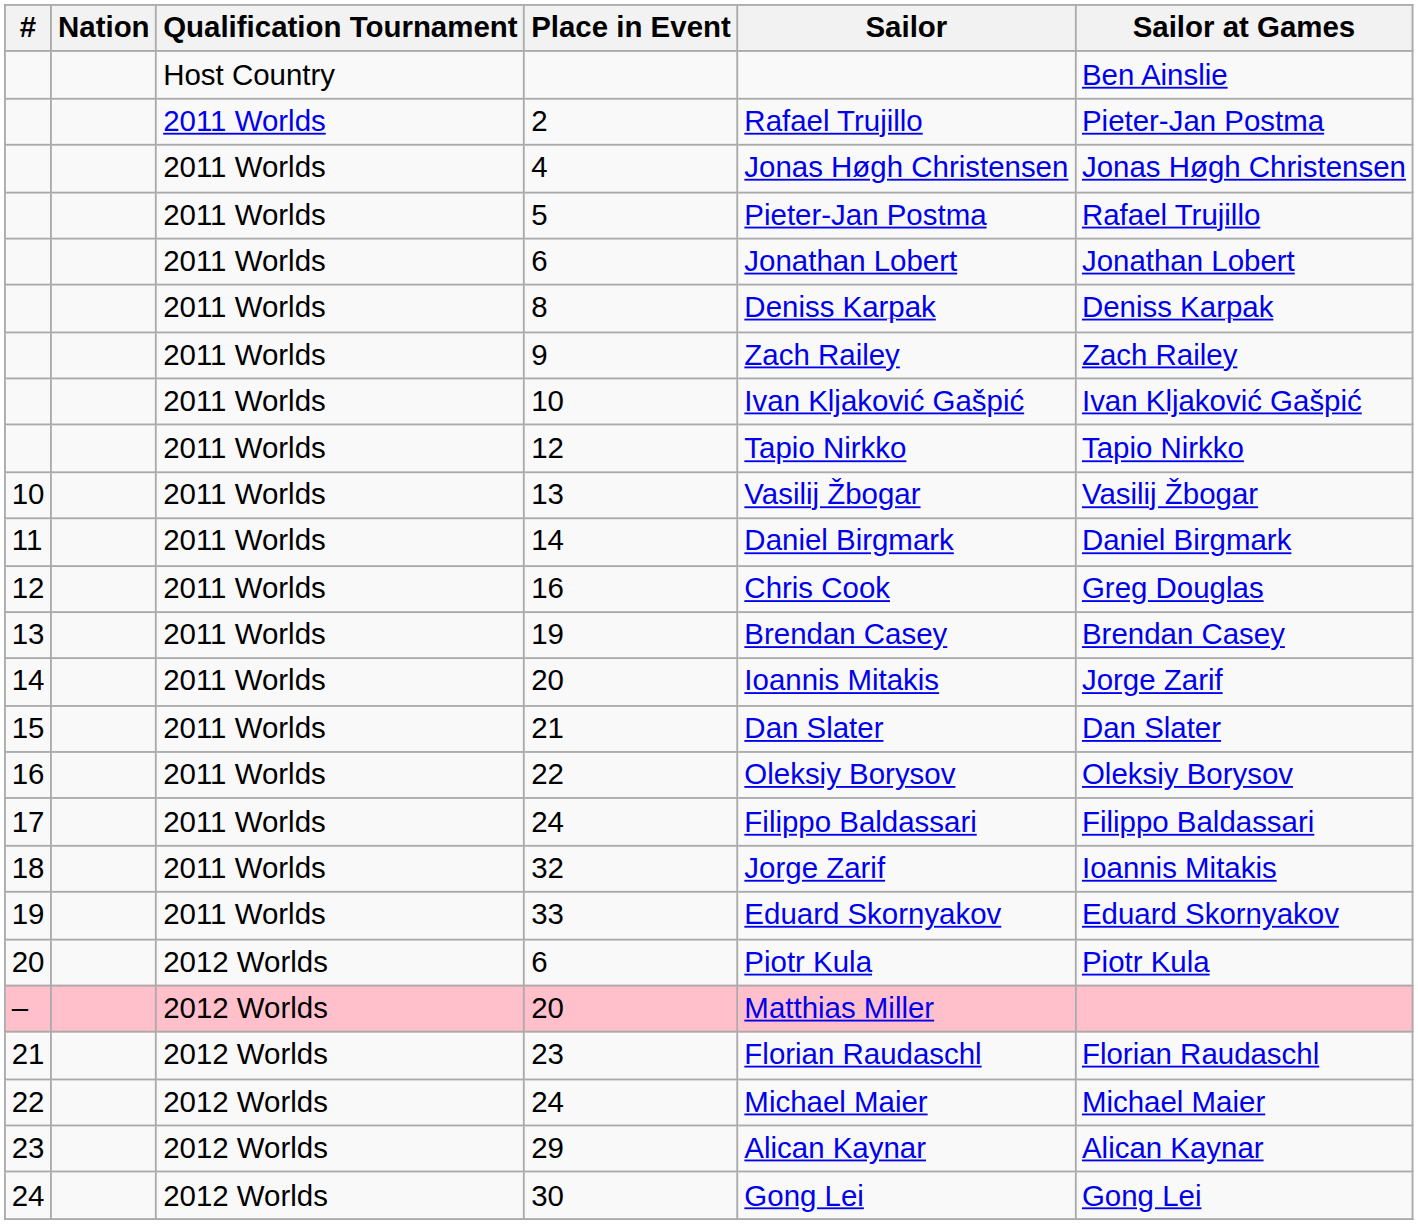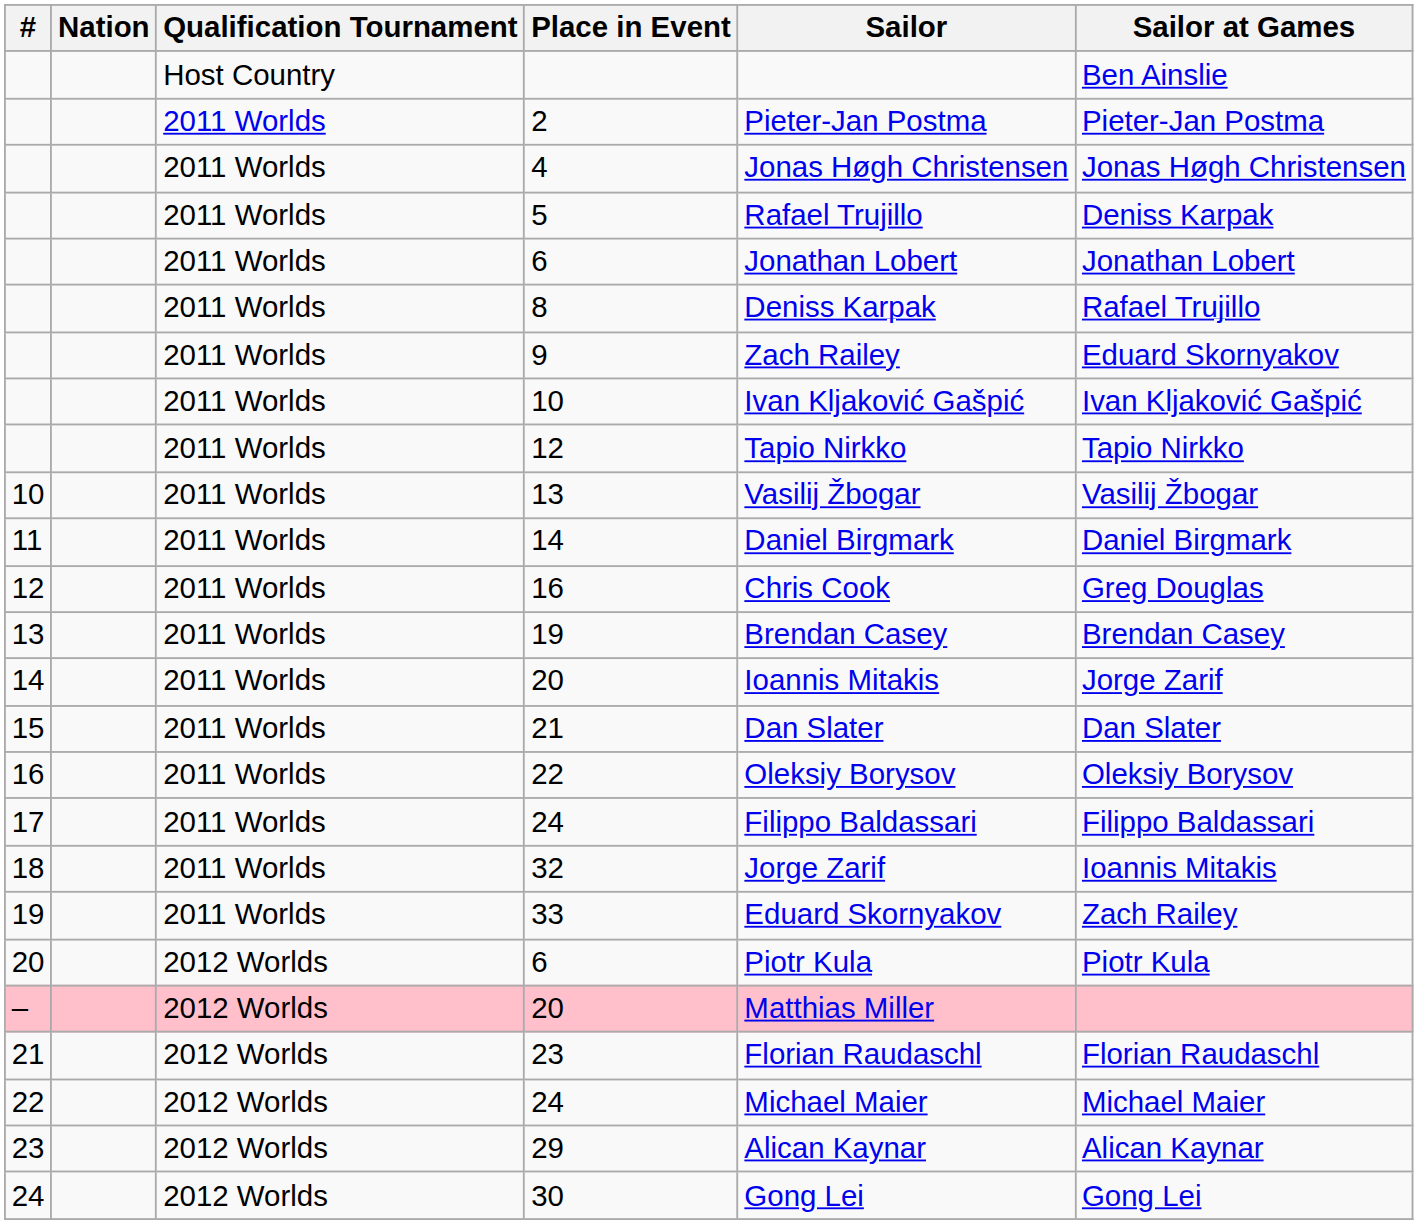(834, 121) Rafael Trujillo -> (865, 121) Pieter-Jan Postma
(865, 214) Pieter-Jan Postma -> (834, 214) Rafael Trujillo
(1171, 214) Rafael Trujillo -> (1178, 214) Deniss Karpak
(1178, 307) Deniss Karpak -> (1171, 307) Rafael Trujillo
(1160, 354) Zach Railey -> (1210, 354) Eduard Skornyakov
(1210, 914) Eduard Skornyakov -> (1160, 914) Zach Railey
